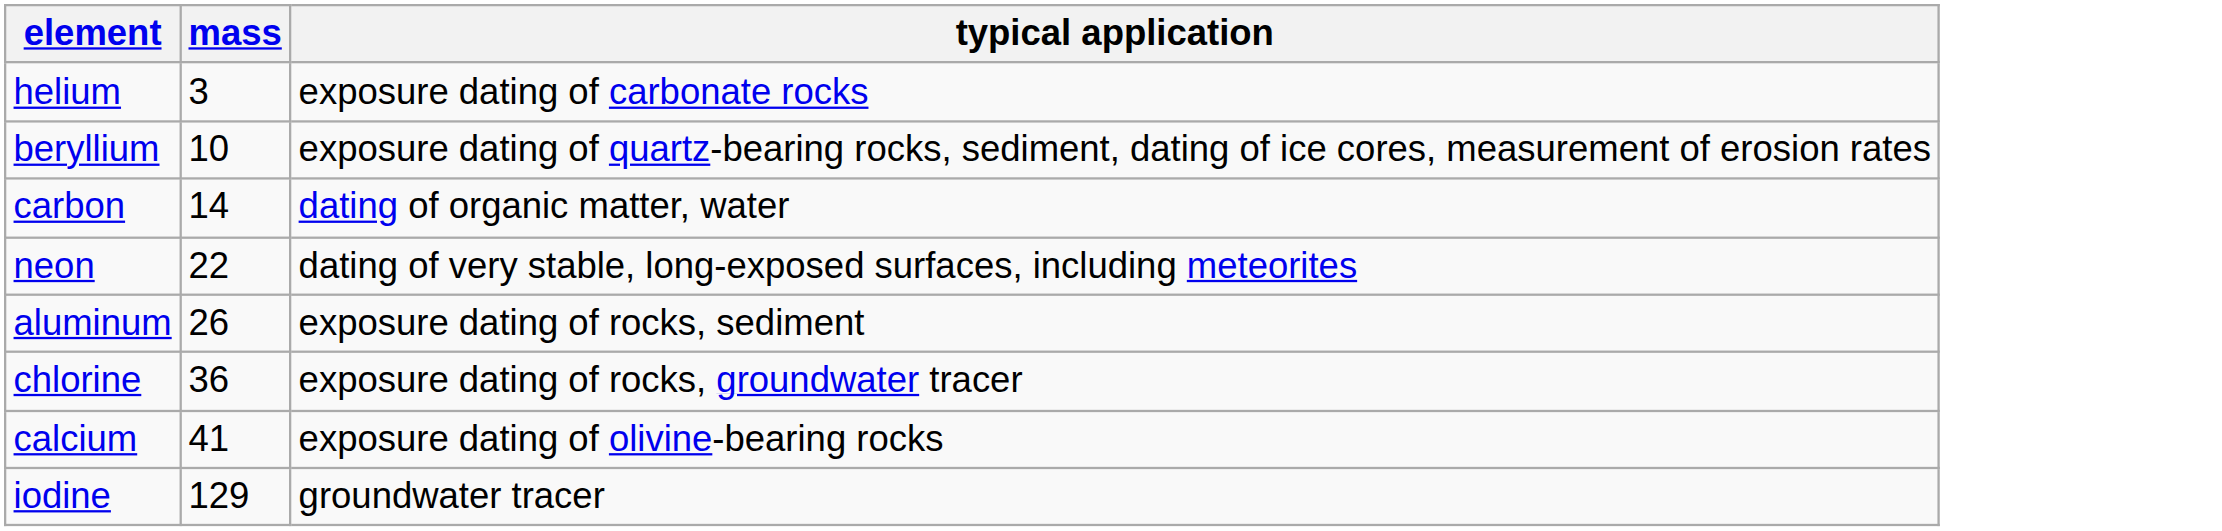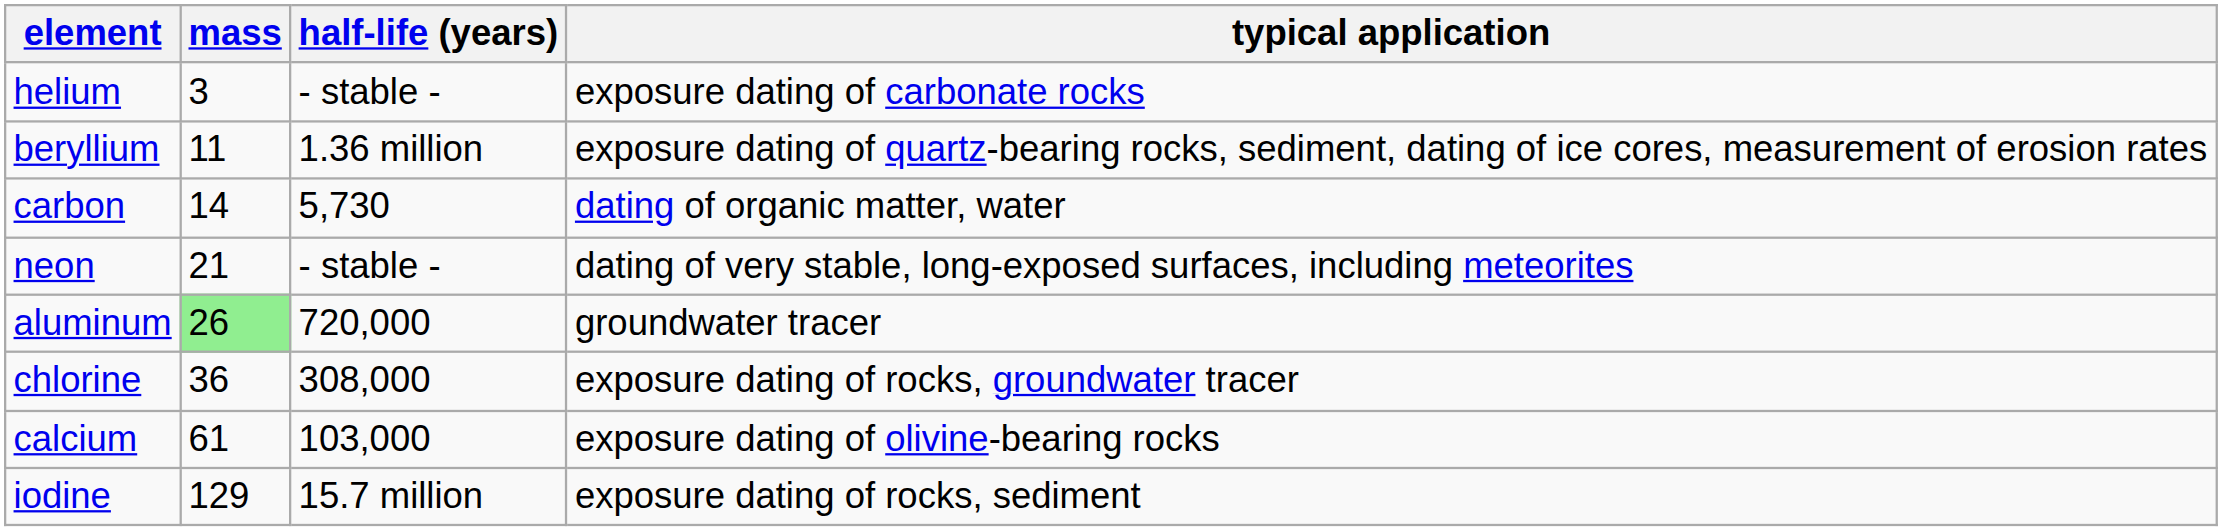+ column: (428, 33)
(209, 149) 10 -> (207, 149) 11
(209, 264) 22 -> (209, 264) 21
(209, 322) no background -> (209, 322) lightgreen background
(581, 322) exposure dating of rocks, sediment -> (728, 322) groundwater tracer
(209, 438) 41 -> (209, 438) 61
(452, 496) groundwater tracer -> (858, 496) exposure dating of rocks, sediment
